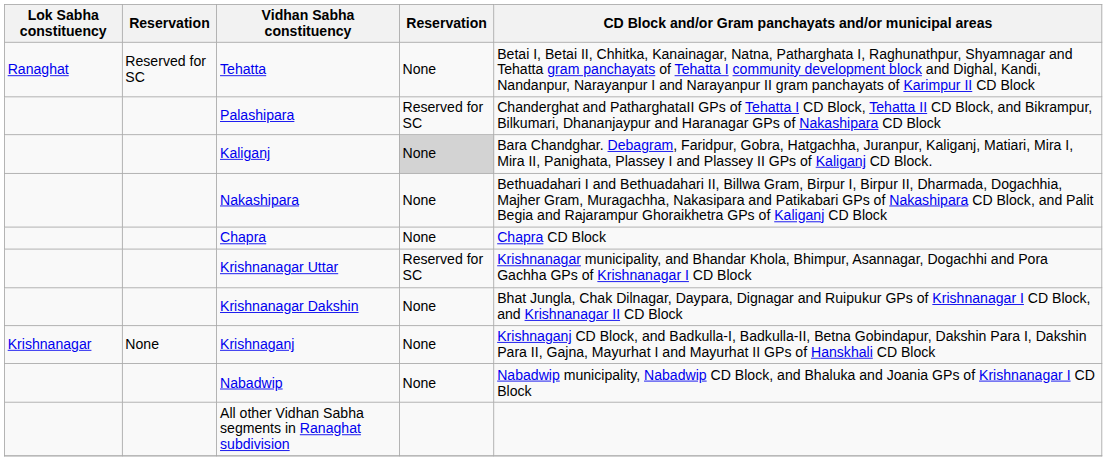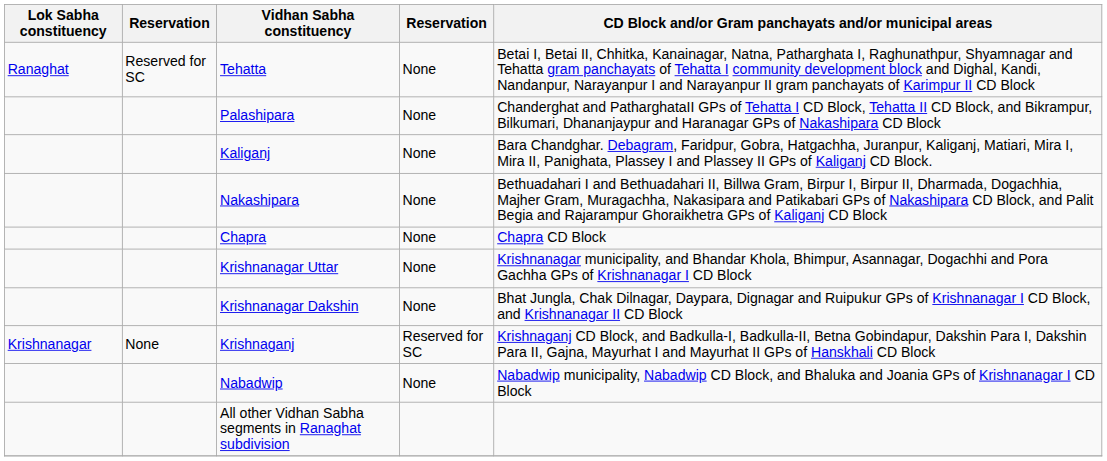(443, 115) Reserved for SC -> (419, 115) None
(419, 153) lightgrey background -> (419, 153) no background
(443, 268) Reserved for SC -> (419, 268) None
(419, 344) None -> (443, 344) Reserved for SC
